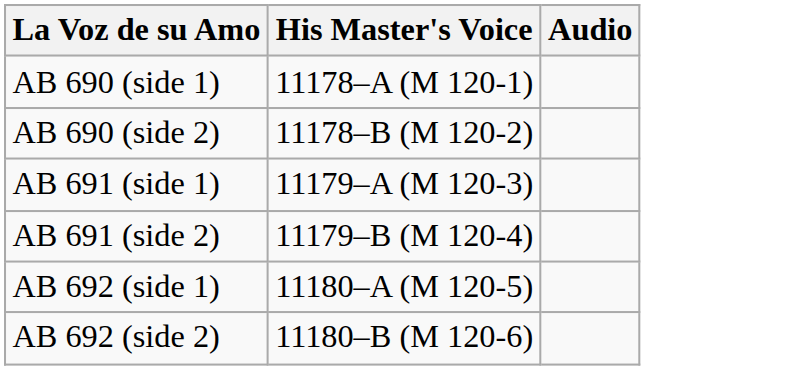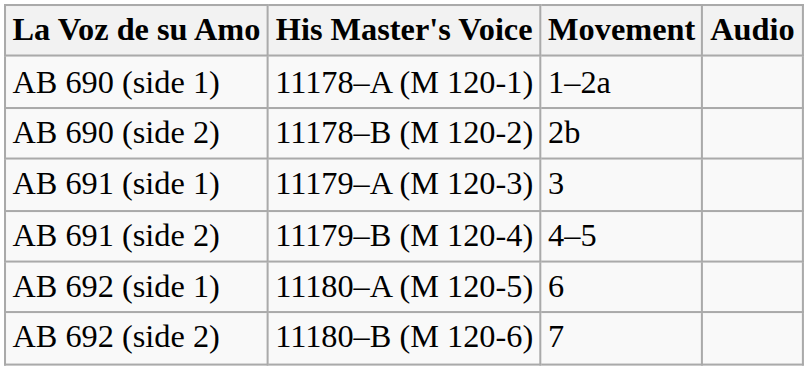+ column: (622, 30)
